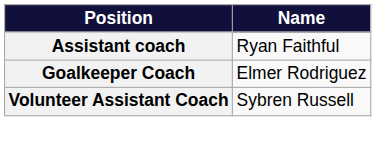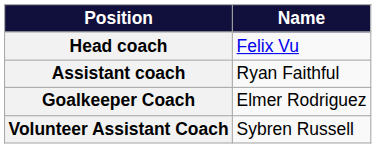+ row: (119, 45)
